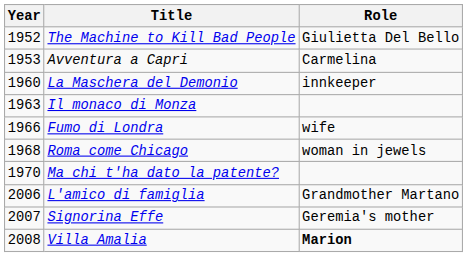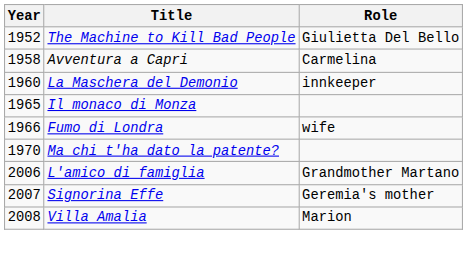(24, 61) 1953 -> (24, 61) 1958
(24, 106) 1963 -> (24, 106) 1965
- row: (118, 151)
(327, 240) bold -> (327, 218) normal
